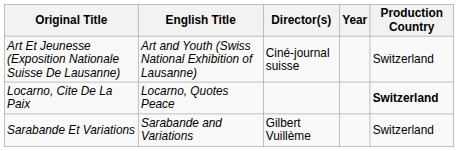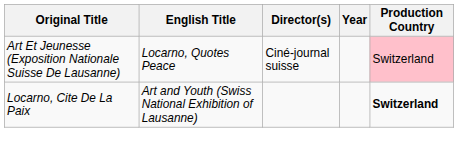(197, 59) Art and Youth (Swiss National Exhibition of Lausanne) -> (185, 59) Locarno, Quotes Peace
(403, 59) no background -> (403, 59) pink background
(185, 98) Locarno, Quotes Peace -> (197, 104) Art and Youth (Swiss National Exhibition of Lausanne)
- row: (71, 130)
